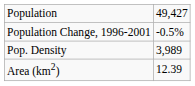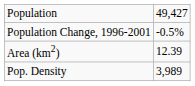rows swapped: (33, 70) <-> (37, 50)
